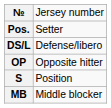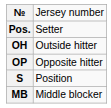- row: (19, 46)
+ row: (20, 46)
